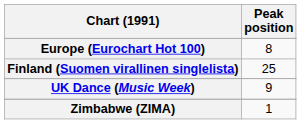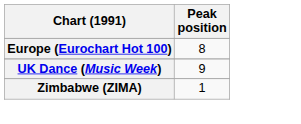- row: (123, 68)
